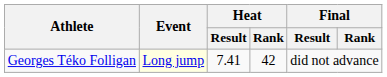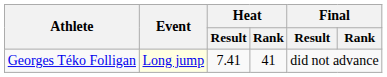(268, 61) 42 -> (268, 61) 41
